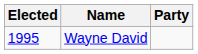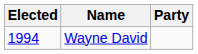(23, 37) 1995 -> (23, 37) 1994
